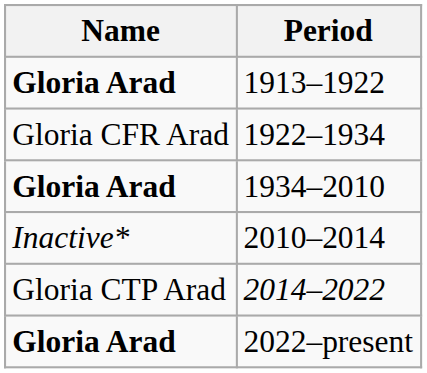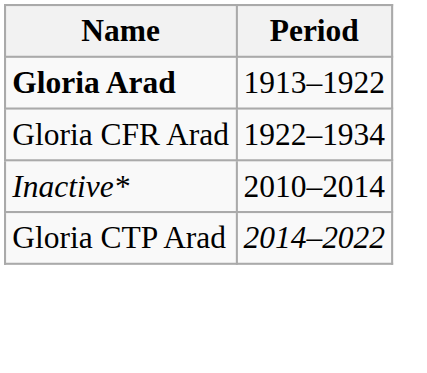- row: (314, 186)
- row: (328, 341)
